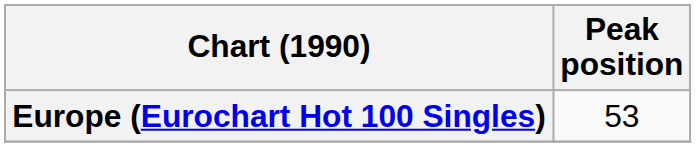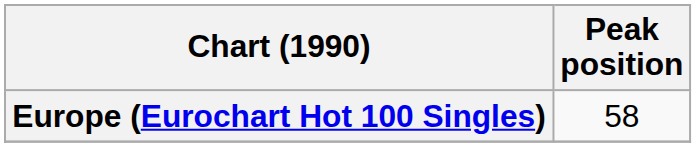(622, 115) 53 -> (622, 115) 58
